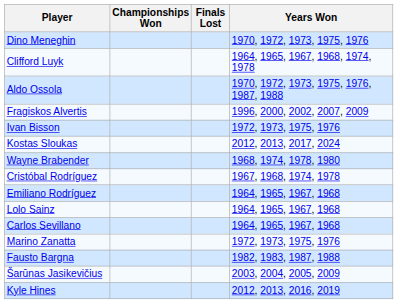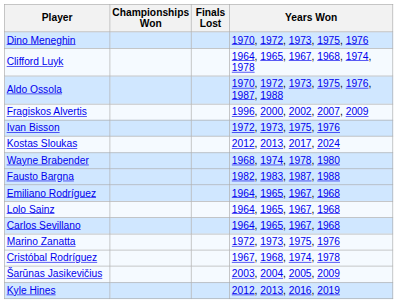rows swapped: (52, 177) <-> (40, 258)
